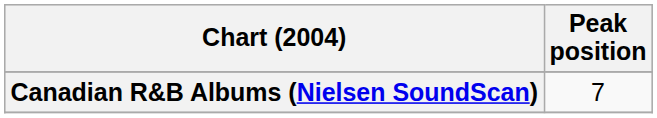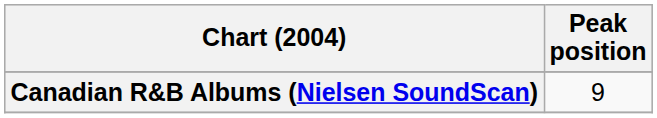(598, 91) 7 -> (598, 91) 9
